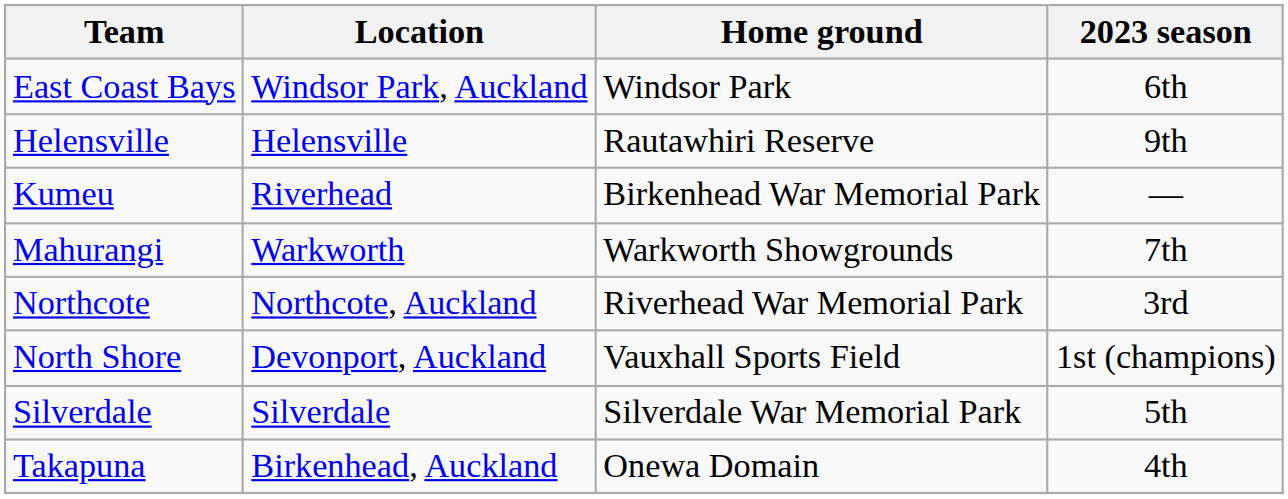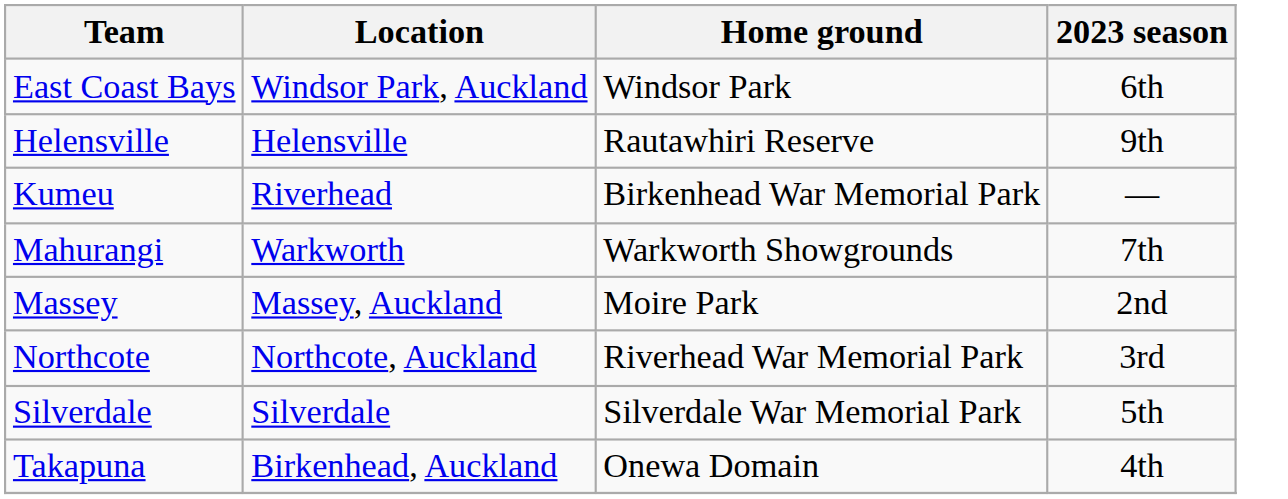+ row: (65, 303)
- row: (97, 357)
